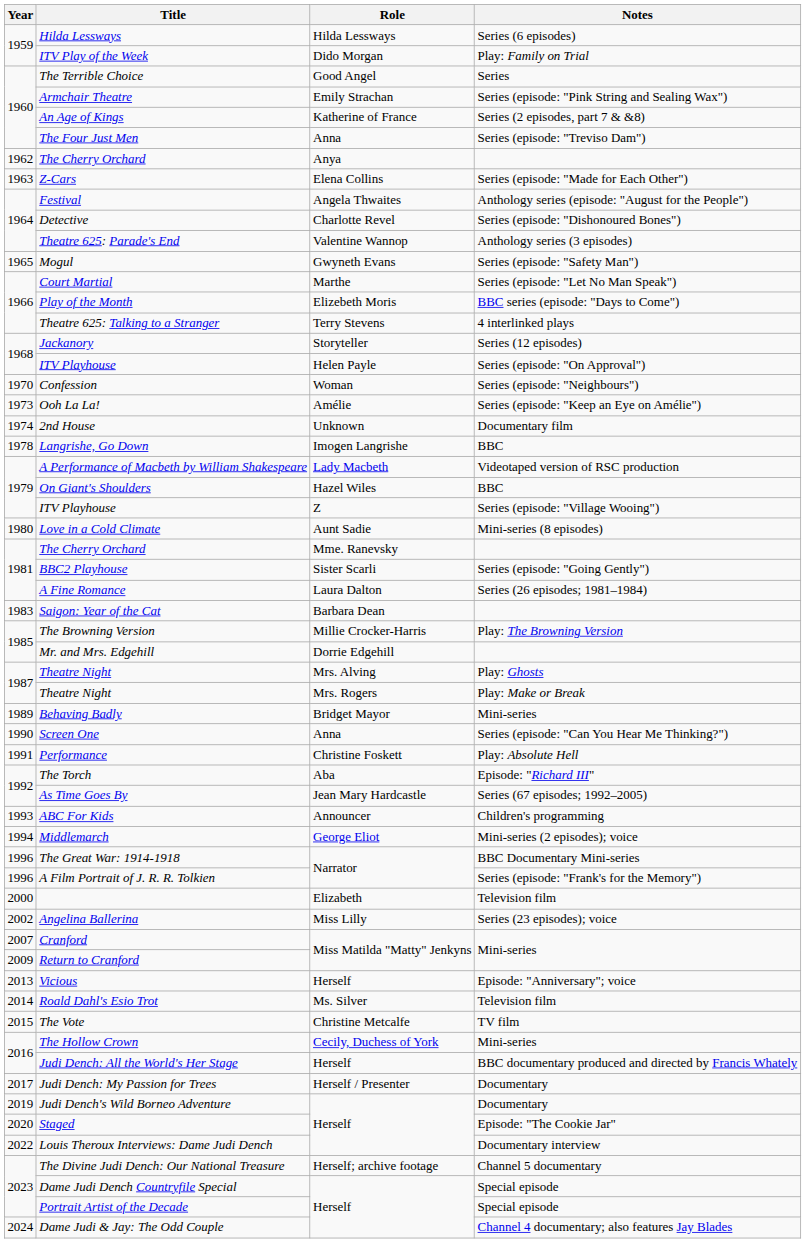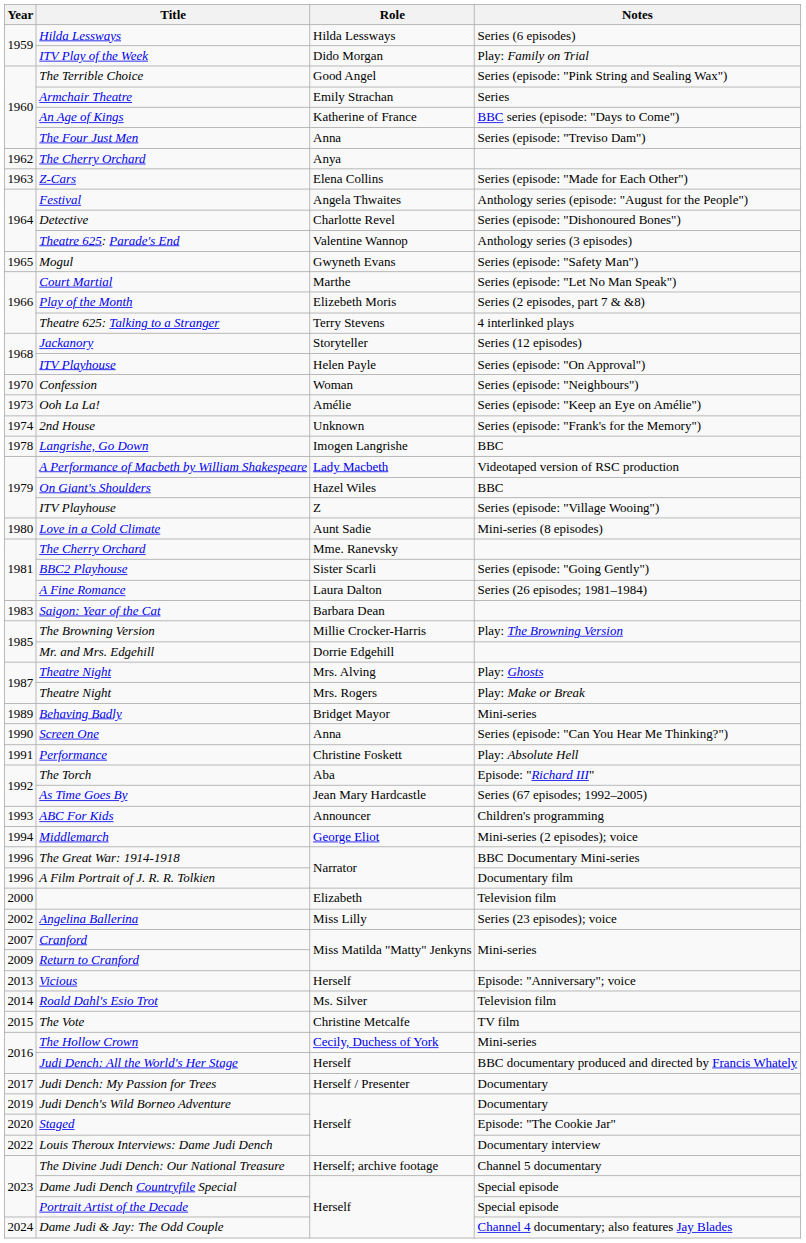(493, 76) Series -> (602, 76) Series (episode: "Pink String and Sealing Wax")
(602, 96) Series (episode: "Pink String and Sealing Wax") -> (493, 96) Series
(561, 117) Series (2 episodes, part 7 & &8) -> (578, 117) BBC series (episode: "Days to Come")
(578, 302) BBC series (episode: "Days to Come") -> (561, 302) Series (2 episodes, part 7 & &8)
(525, 425) Documentary film -> (589, 425) Series (episode: "Frank's for the Memory")
(589, 878) Series (episode: "Frank's for the Memory") -> (525, 878) Documentary film
